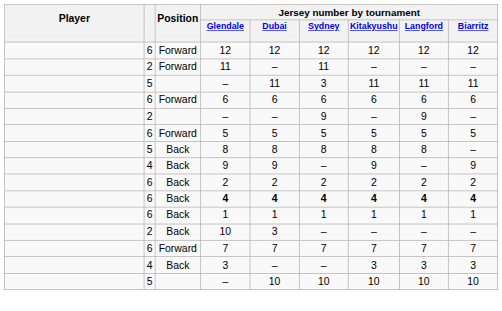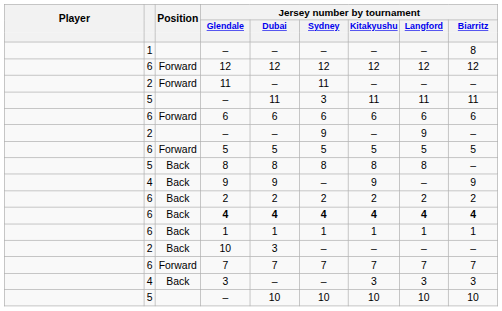+ row: (150, 50)
